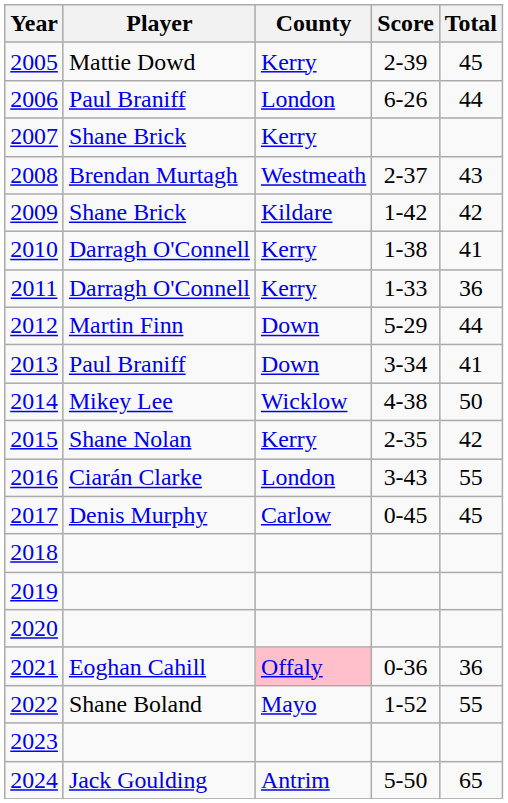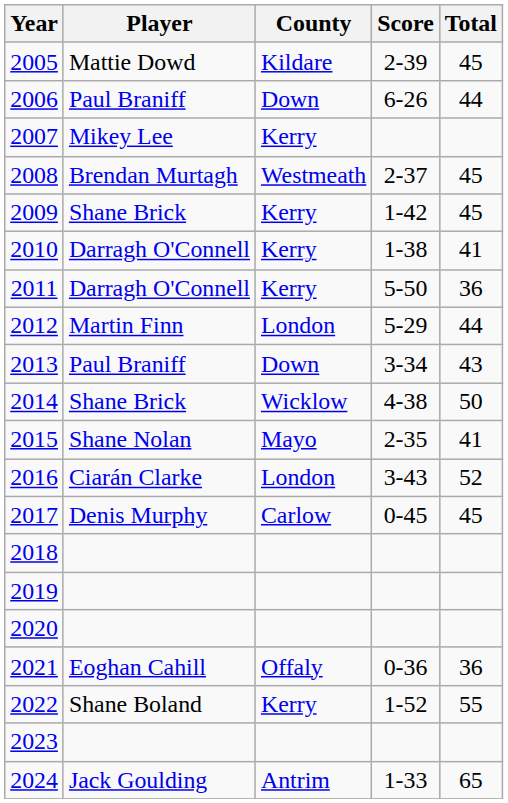(289, 61) Kerry -> (297, 61) Kildare
(298, 99) London -> (290, 99) Down
(128, 136) Shane Brick -> (121, 136) Mikey Lee
(471, 174) 43 -> (471, 174) 45
(297, 212) Kildare -> (289, 212) Kerry
(471, 212) 42 -> (471, 212) 45
(406, 288) 1-33 -> (406, 288) 5-50
(290, 325) Down -> (298, 325) London
(471, 363) 41 -> (471, 363) 43
(121, 401) Mikey Lee -> (128, 401) Shane Brick
(289, 439) Kerry -> (289, 439) Mayo
(471, 439) 42 -> (471, 439) 41
(471, 477) 55 -> (471, 477) 52
(292, 666) pink background -> (292, 666) no background
(289, 703) Mayo -> (289, 703) Kerry
(406, 779) 5-50 -> (406, 779) 1-33
